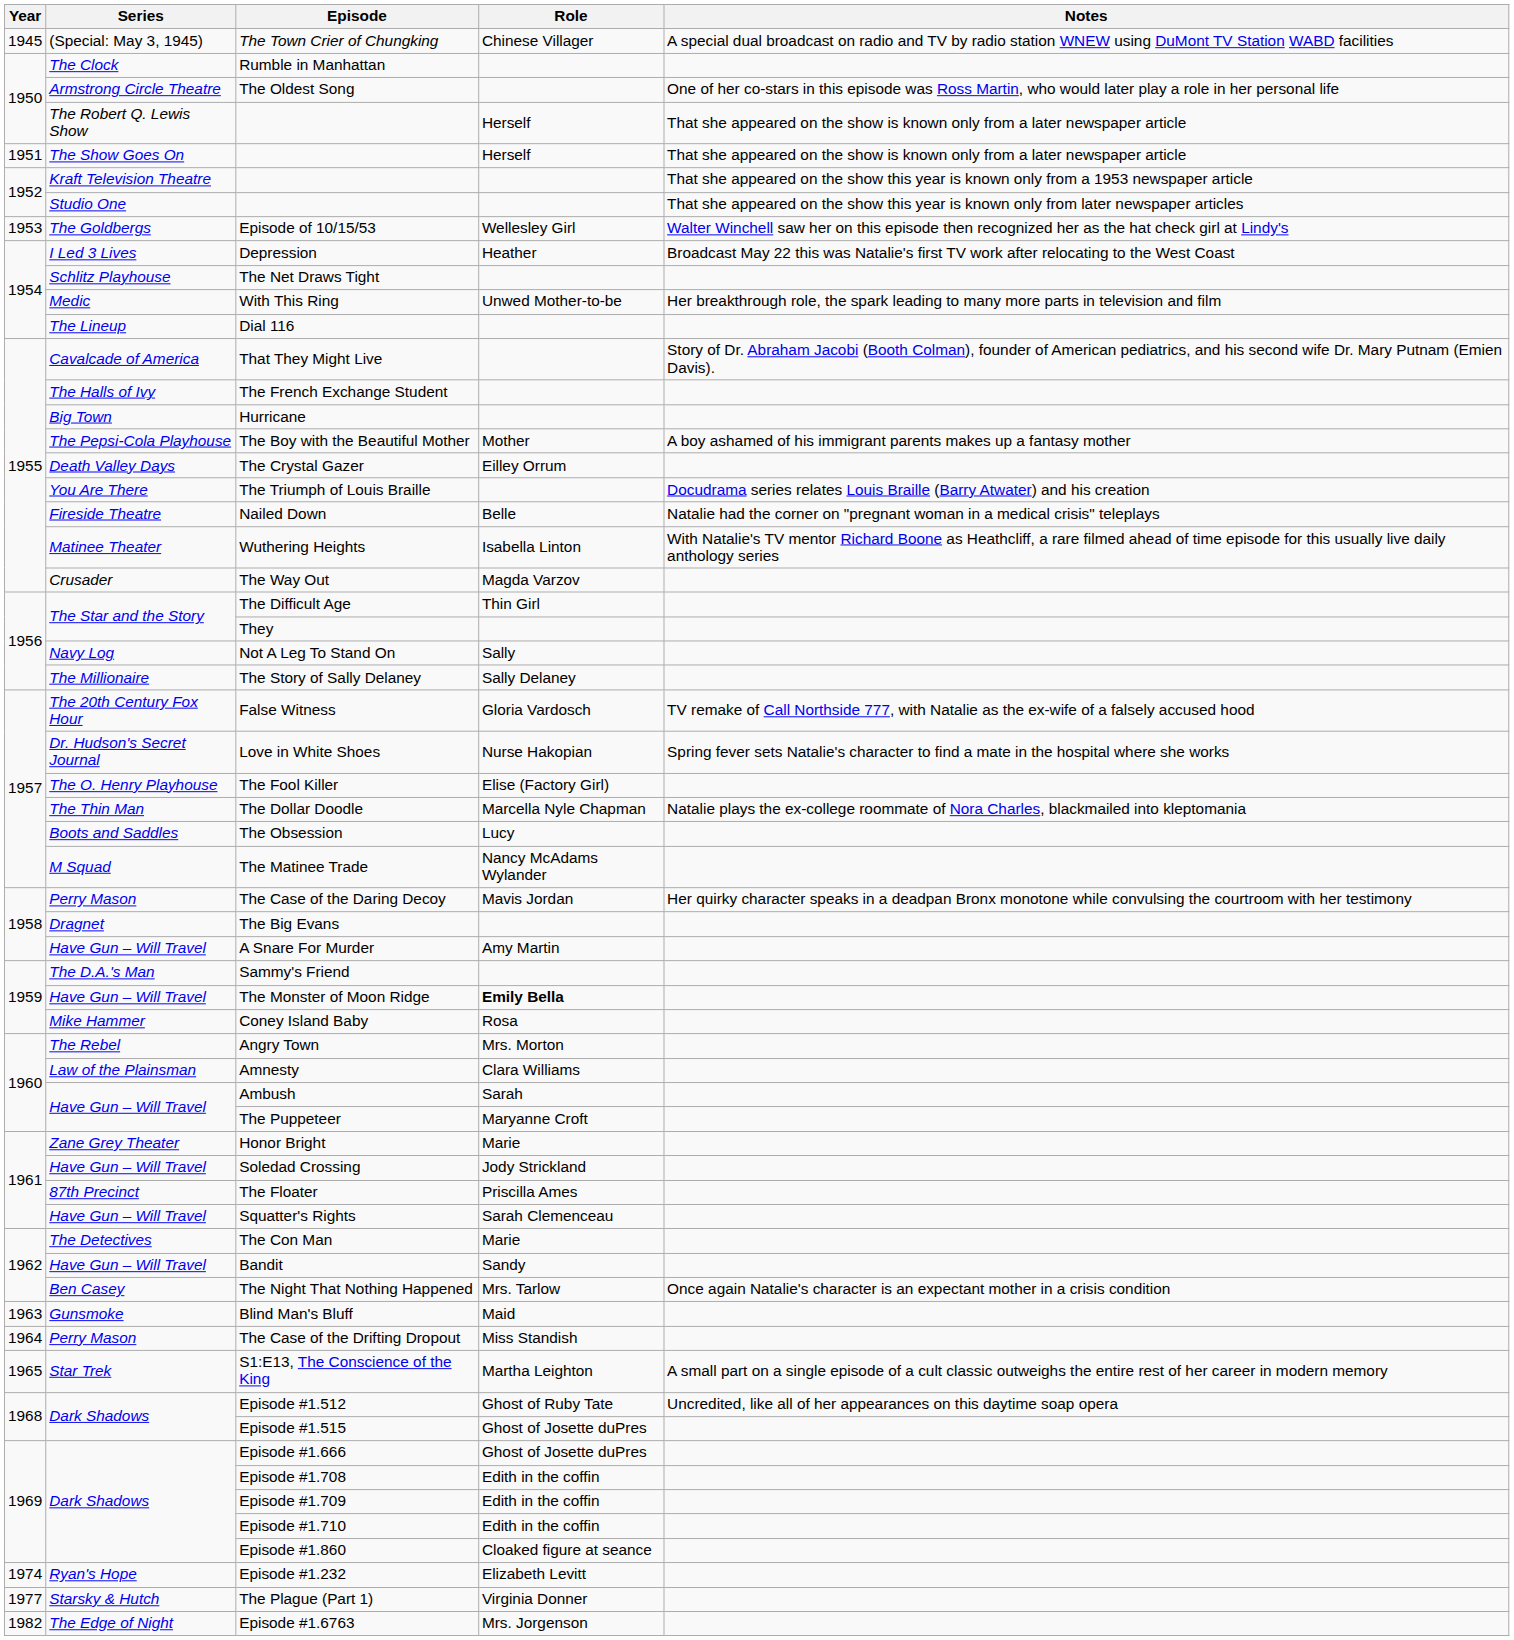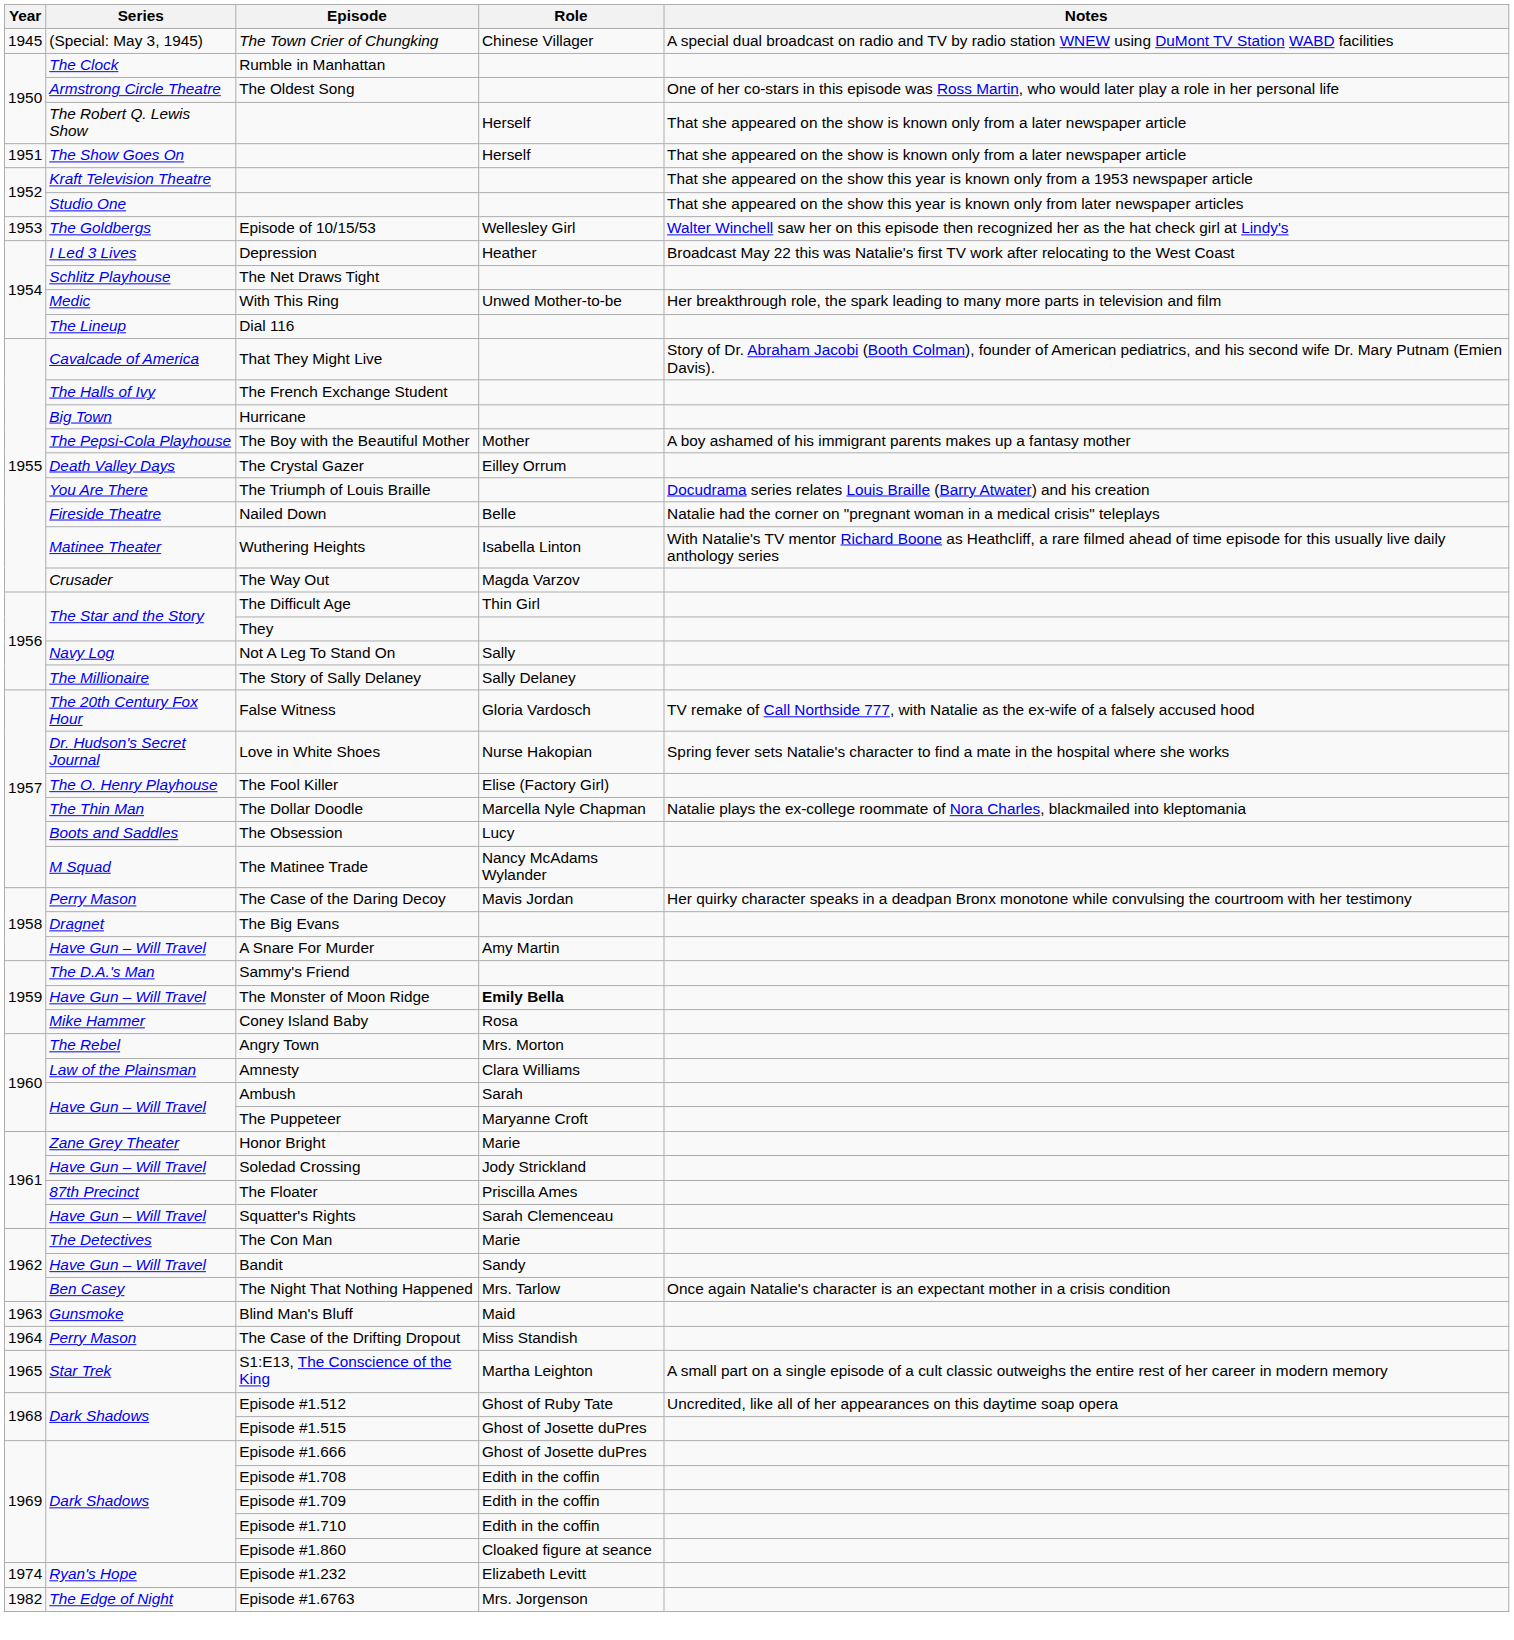- row: (104, 1599)
